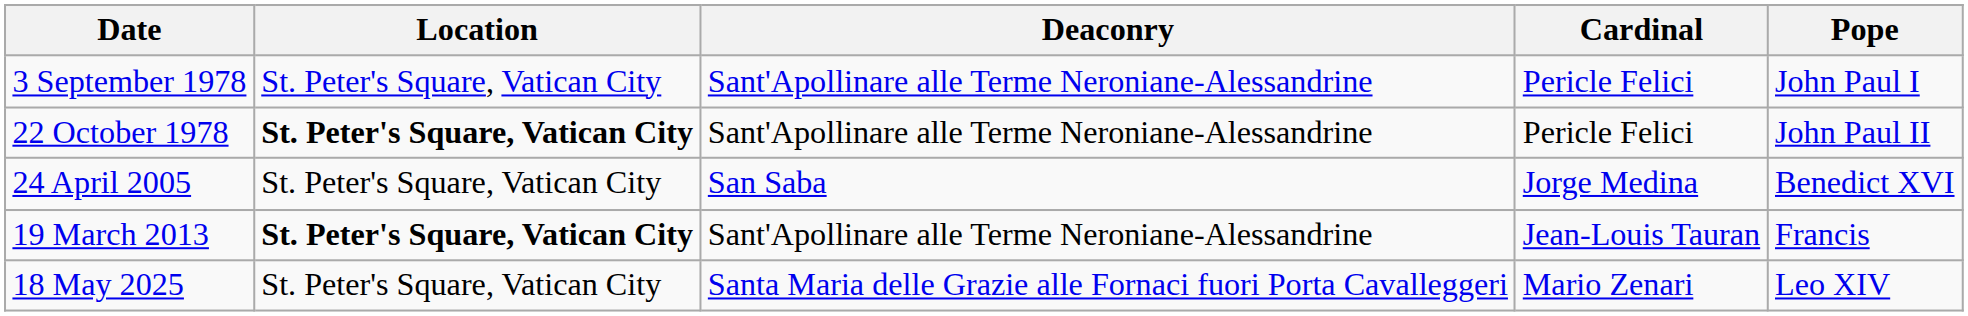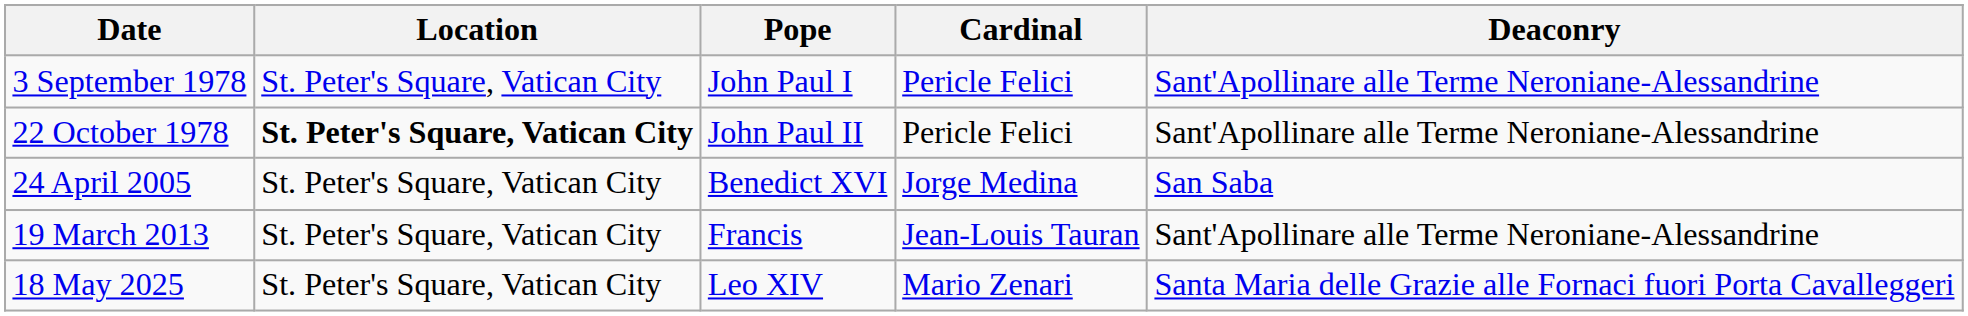columns swapped: (1865, 30) <-> (1108, 30)
(477, 234) bold -> (461, 234) normal
